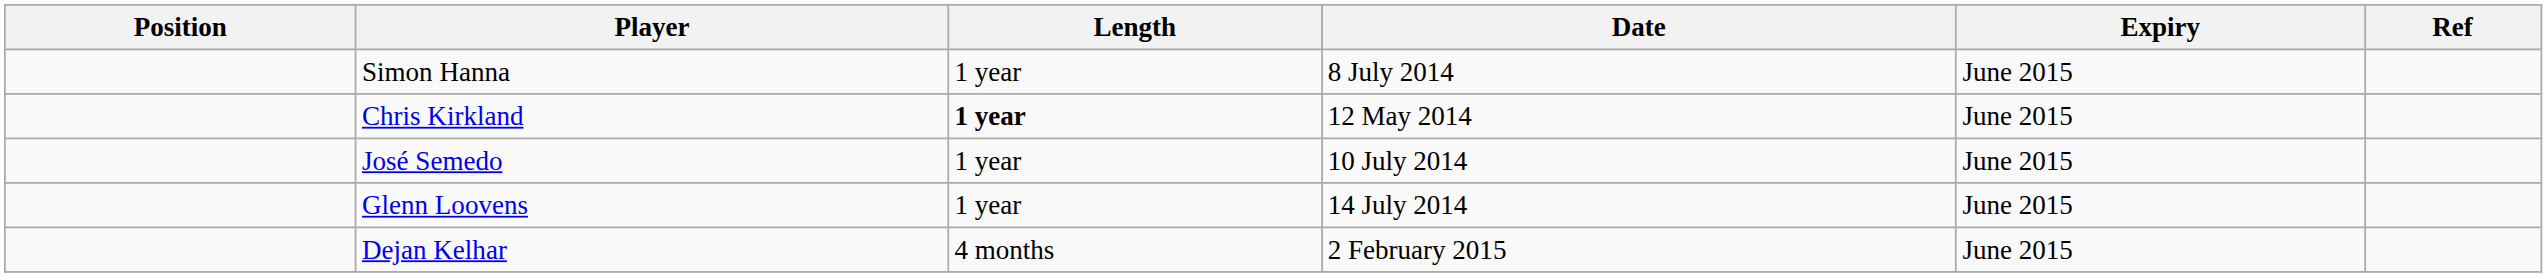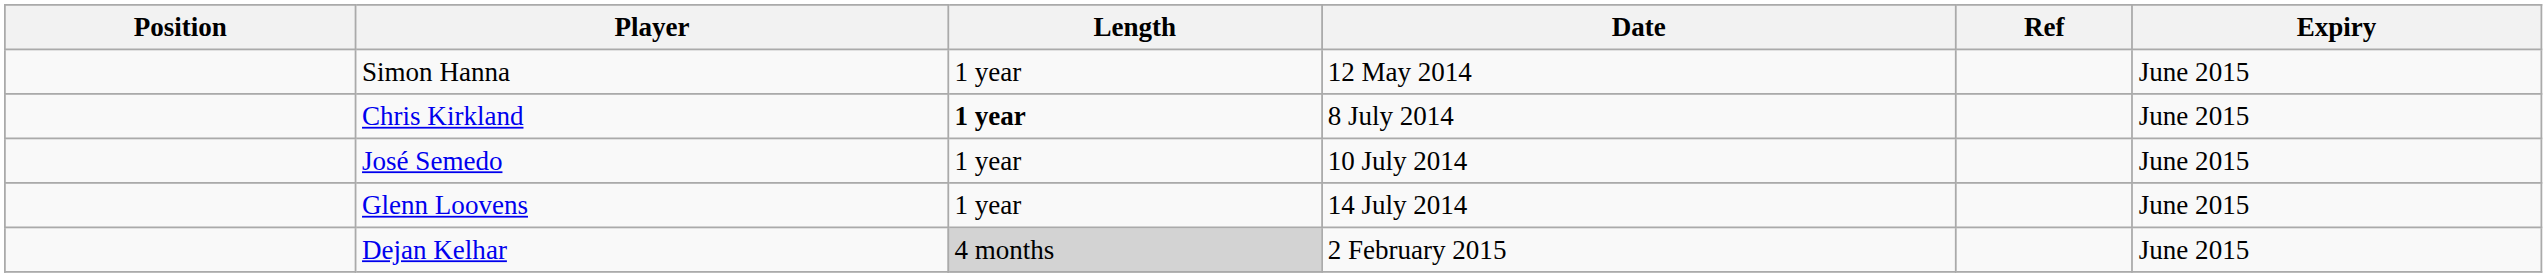columns swapped: (2160, 26) <-> (2452, 26)
(1391, 71) 8 July 2014 -> (1400, 71) 12 May 2014
(1400, 116) 12 May 2014 -> (1391, 116) 8 July 2014
(1004, 250) no background -> (1004, 250) lightgrey background
